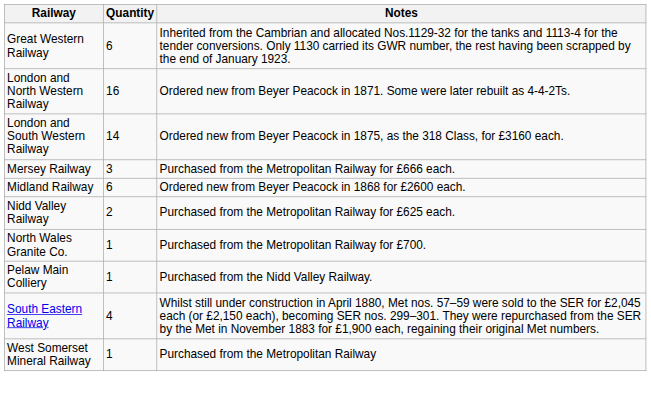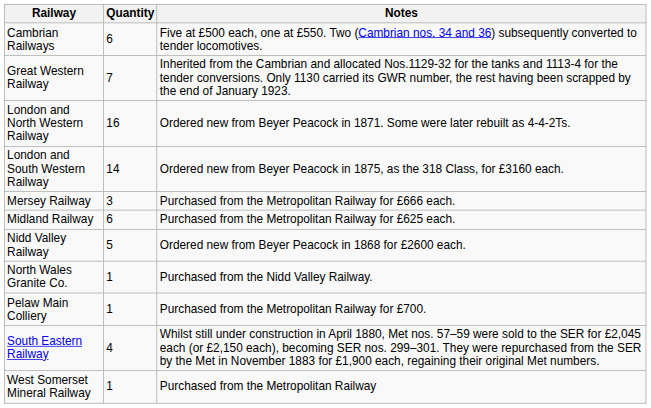+ row: (33, 39)
(109, 45) 6 -> (110, 78) 7
(313, 187) Ordered new from Beyer Peacock in 1868 for £2600 each. -> (308, 219) Purchased from the Metropolitan Railway for £625 each.
(109, 213) 2 -> (110, 245) 5
(307, 213) Purchased from the Metropolitan Railway for £625 each. -> (313, 245) Ordered new from Beyer Peacock in 1868 for £2600 each.
(293, 245) Purchased from the Metropolitan Railway for £700. -> (266, 277) Purchased from the Nidd Valley Railway.
(266, 277) Purchased from the Nidd Valley Railway. -> (293, 309) Purchased from the Metropolitan Railway for £700.
